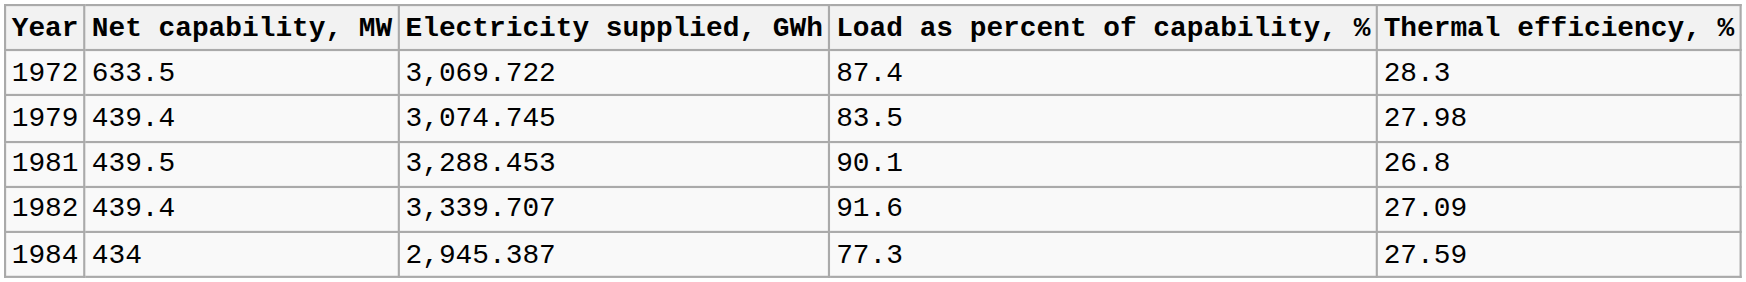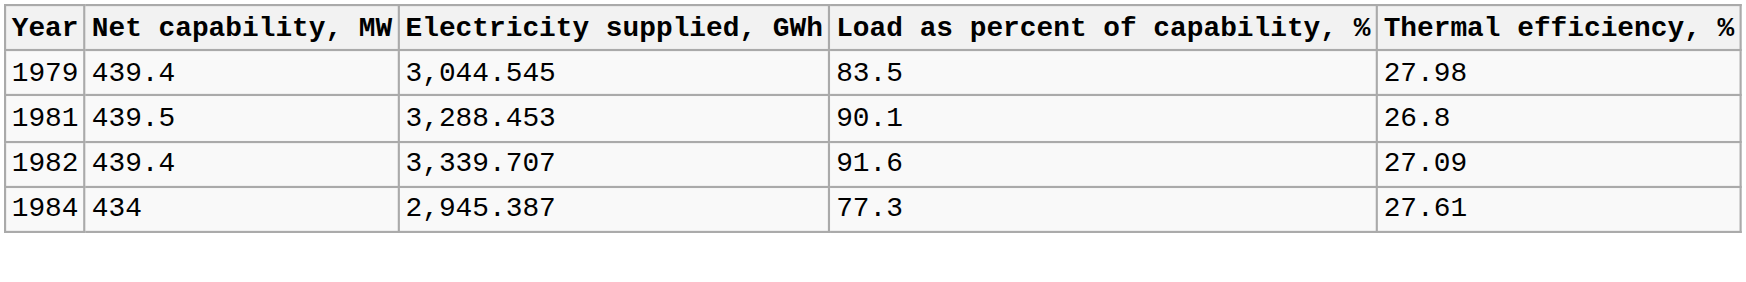- row: (45, 73)
(481, 118) 3,074.745 -> (481, 73) 3,044.545
(1425, 254) 27.59 -> (1425, 209) 27.61
